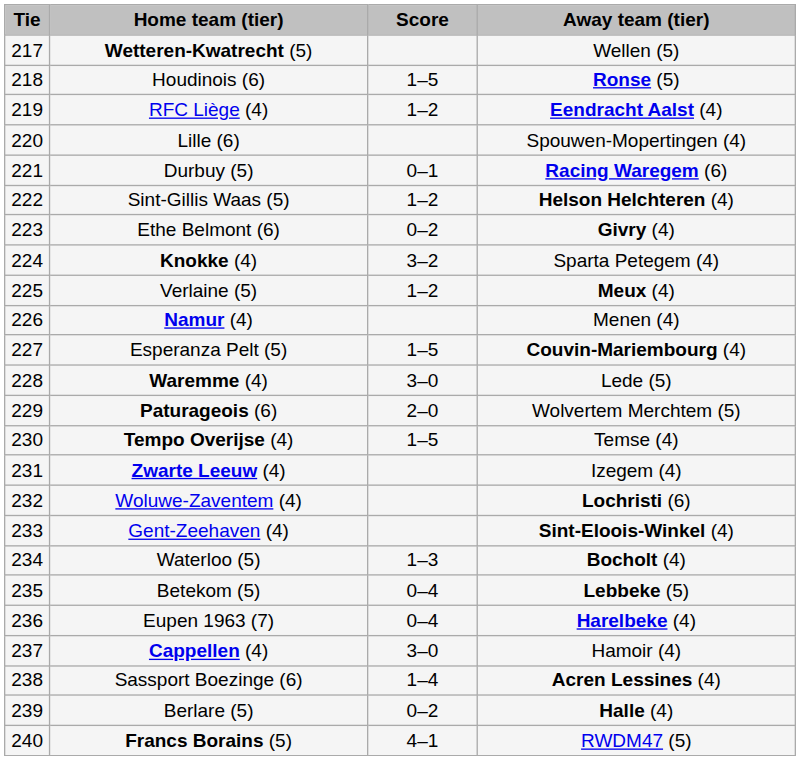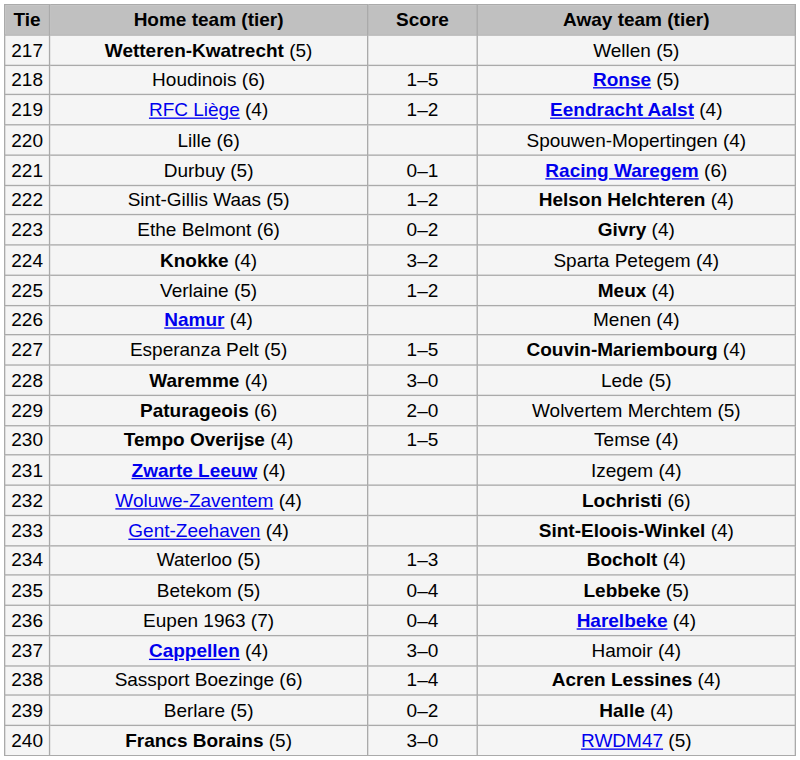(422, 741) 4–1 -> (422, 741) 3–0
